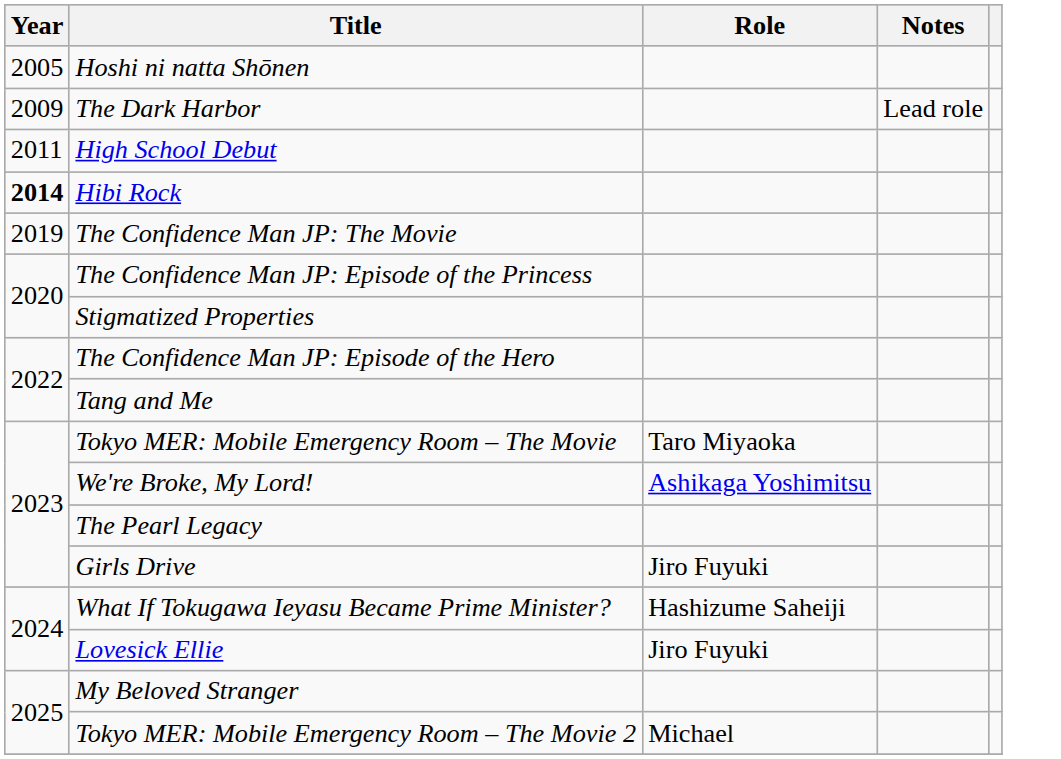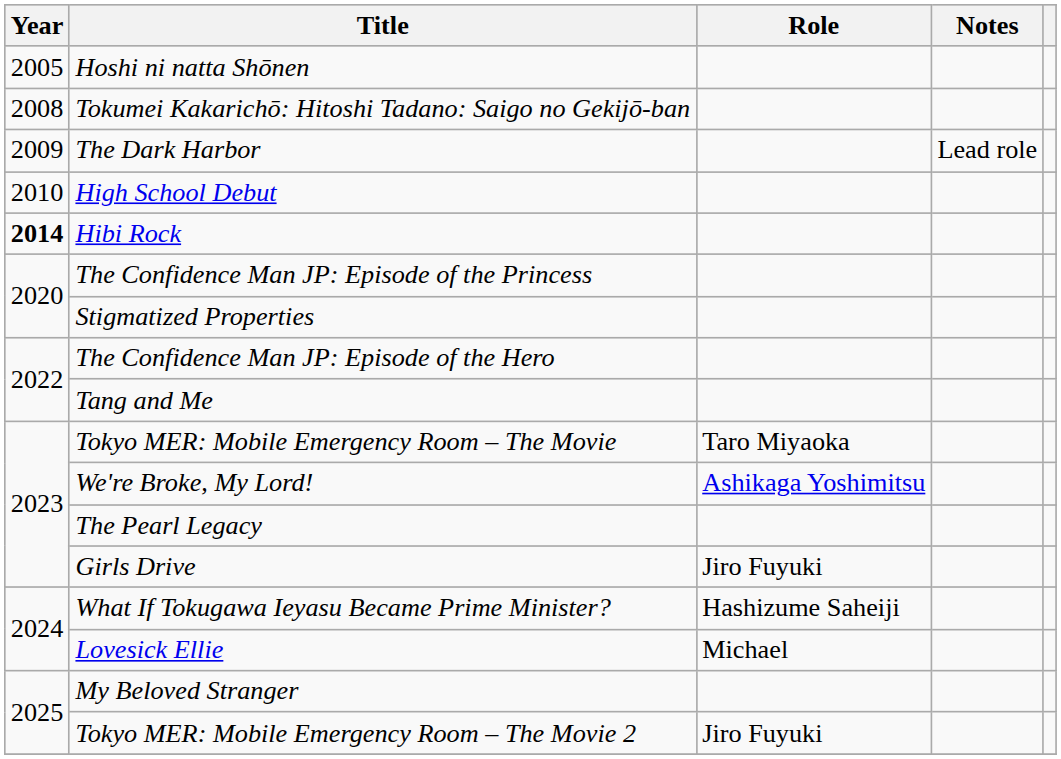+ row: (383, 108)
(37, 150) 2011 -> (37, 191) 2010
- row: (266, 233)
(708, 649) Jiro Fuyuki -> (745, 649) Michael
(691, 732) Michael -> (762, 732) Jiro Fuyuki
